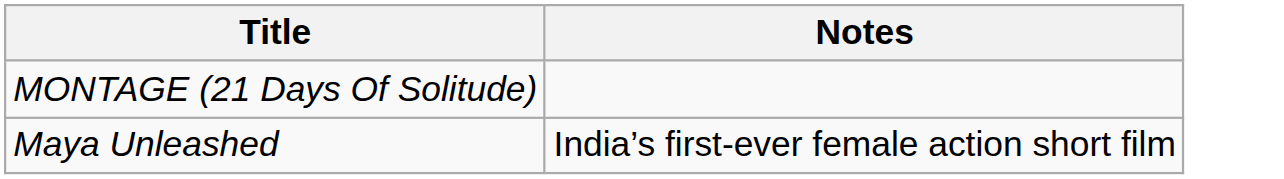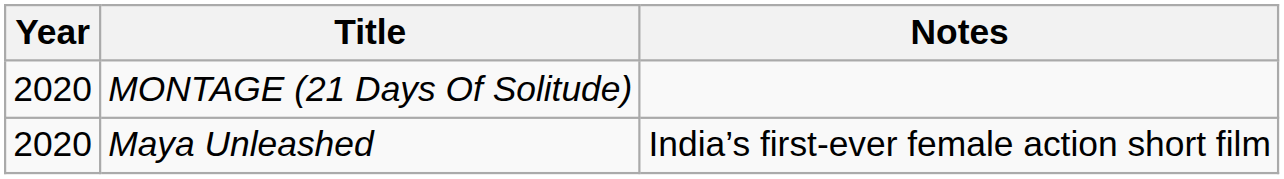+ column: (53, 32)
